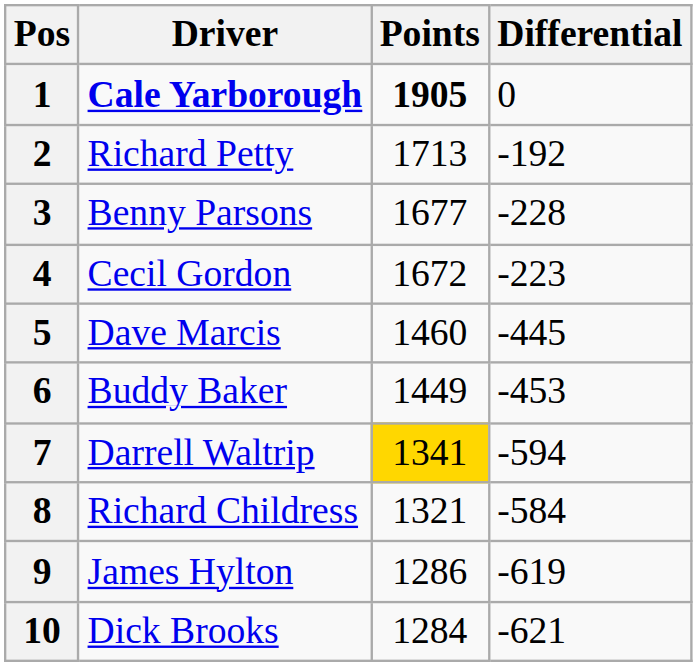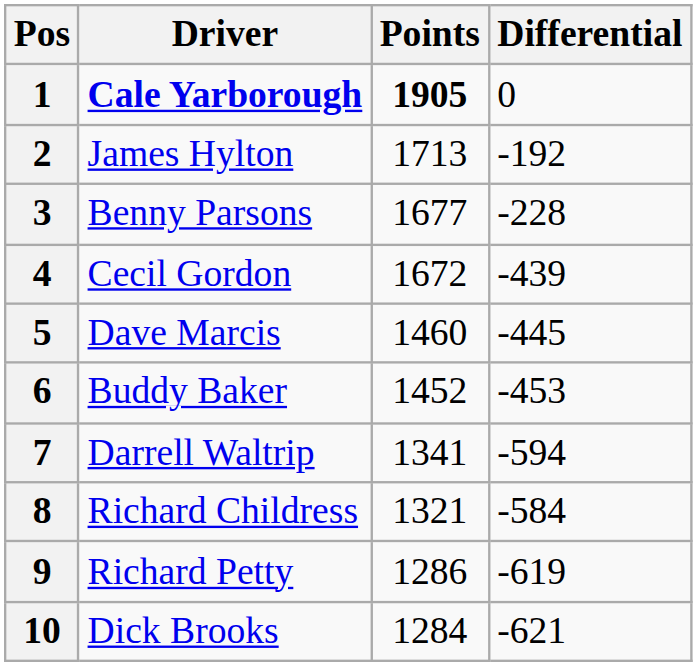(190, 153) Richard Petty -> (190, 153) James Hylton
(532, 272) -223 -> (532, 272) -439
(430, 392) 1449 -> (430, 392) 1452
(430, 451) gold background -> (430, 451) no background
(190, 570) James Hylton -> (190, 570) Richard Petty
